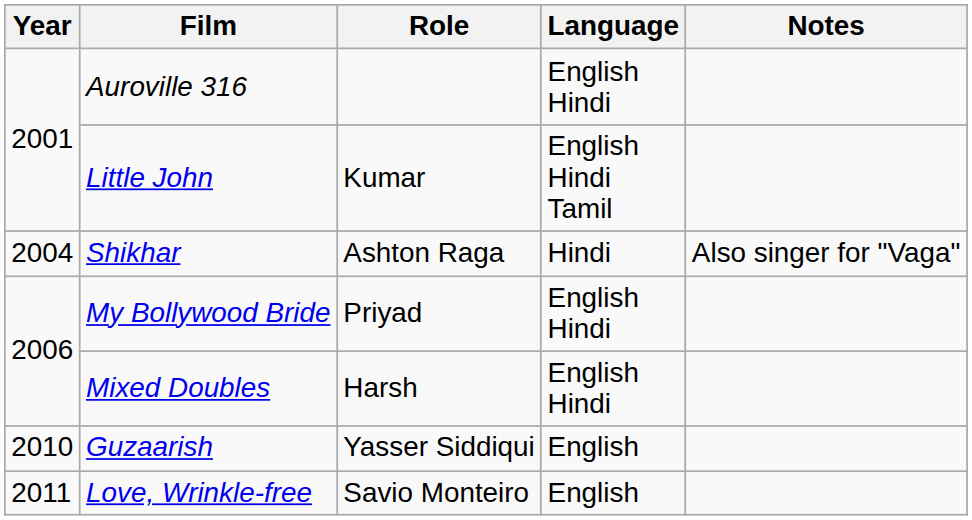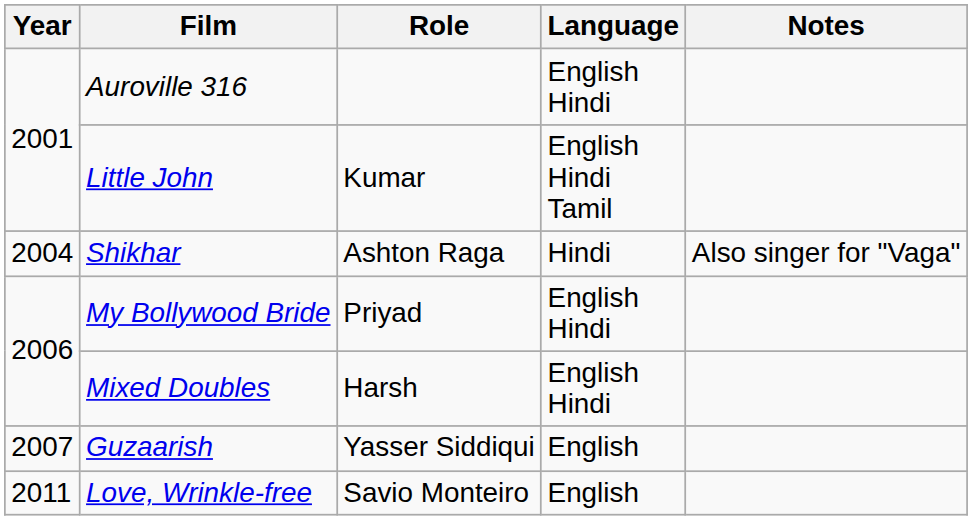(42, 448) 2010 -> (42, 448) 2007
